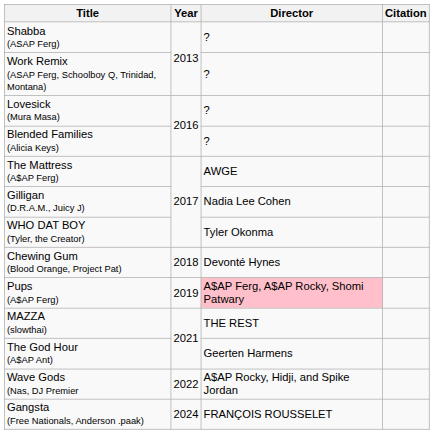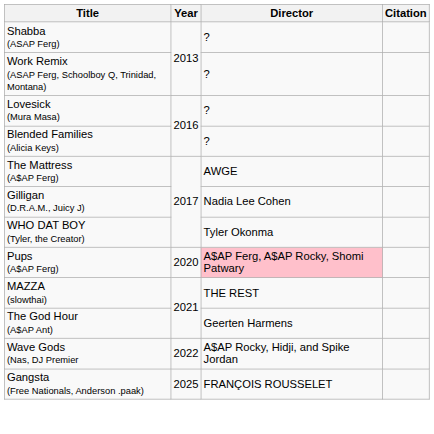- row: (64, 262)
(186, 292) 2019 -> (186, 262) 2020
(186, 414) 2024 -> (186, 384) 2025
